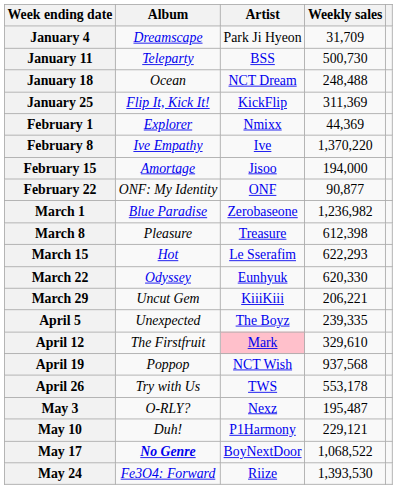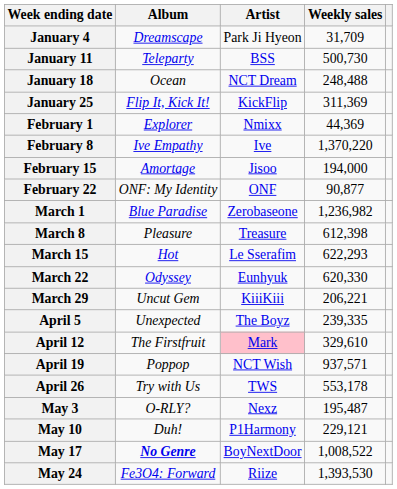(345, 364) 937,568 -> (345, 364) 937,571
(345, 451) 1,068,522 -> (345, 451) 1,008,522
